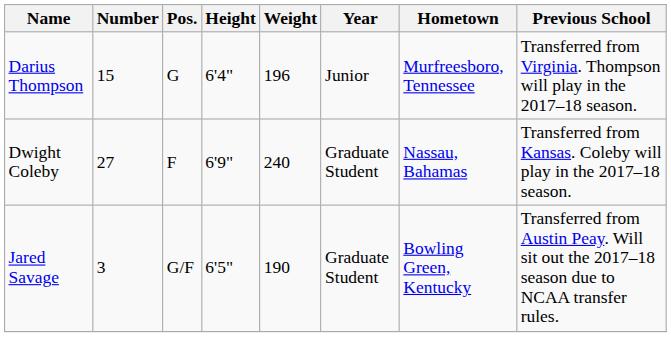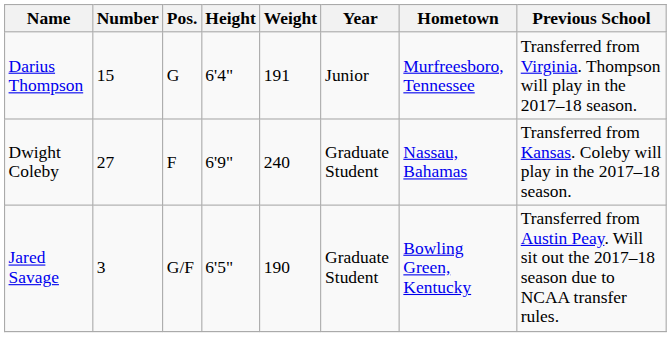(277, 75) 196 -> (277, 75) 191
